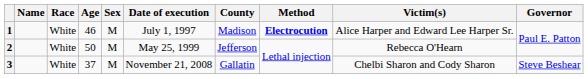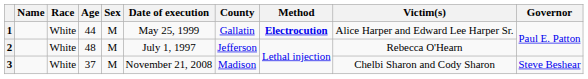(90, 30) 46 -> (90, 30) 44
(169, 30) July 1, 1997 -> (169, 30) May 25, 1999
(237, 30) Madison -> (237, 30) Gallatin
(90, 47) 50 -> (90, 47) 48
(169, 47) May 25, 1999 -> (169, 47) July 1, 1997
(237, 64) Gallatin -> (237, 64) Madison
